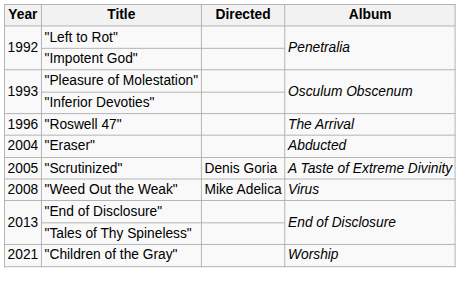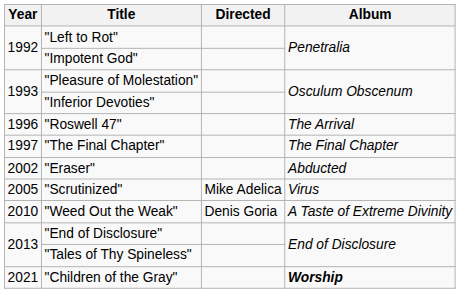+ row: (105, 146)
(23, 146) 2004 -> (23, 168) 2002
(241, 168) Denis Goria -> (243, 189) Mike Adelica
(370, 168) A Taste of Extreme Divinity -> (304, 189) Virus
(23, 189) 2008 -> (23, 211) 2010
(243, 189) Mike Adelica -> (241, 211) Denis Goria
(304, 189) Virus -> (370, 211) A Taste of Extreme Divinity
(313, 255) normal -> (315, 277) bold
